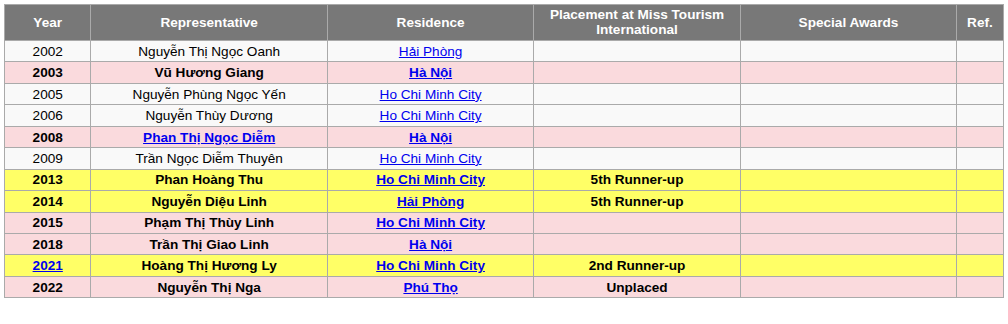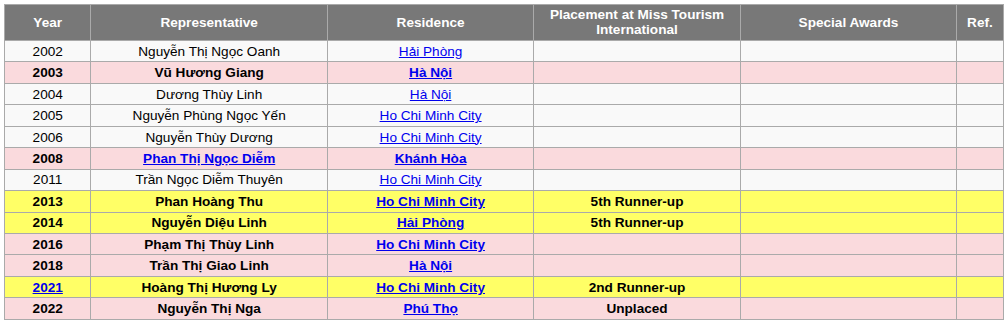+ row: (209, 94)
(431, 137) Hà Nội -> (431, 158) Khánh Hòa
(48, 158) 2009 -> (48, 180) 2011
(48, 223) 2015 -> (48, 244) 2016
